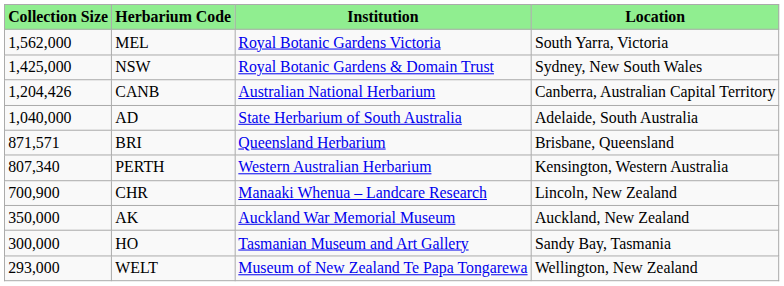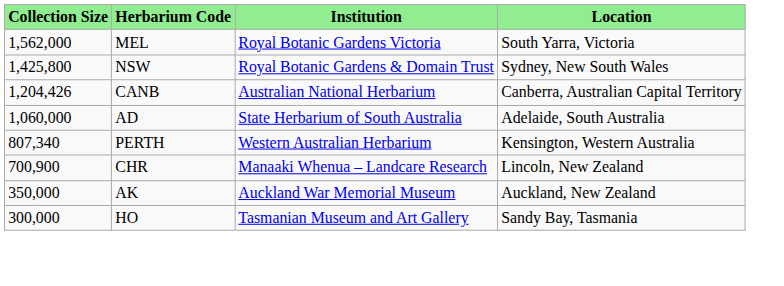(40, 67) 1,425,000 -> (40, 67) 1,425,800
(40, 117) 1,040,000 -> (40, 117) 1,060,000
- row: (129, 142)
- row: (137, 268)
